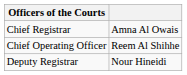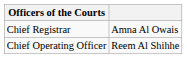- row: (42, 62)
